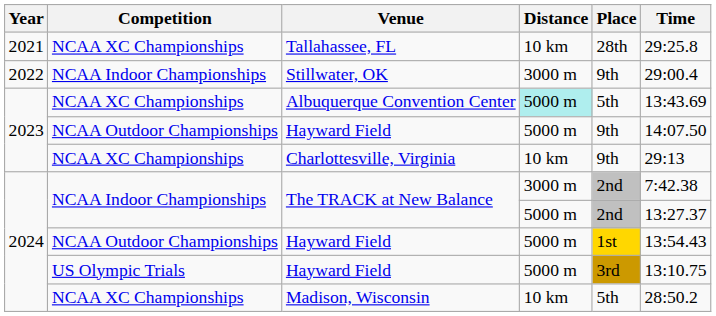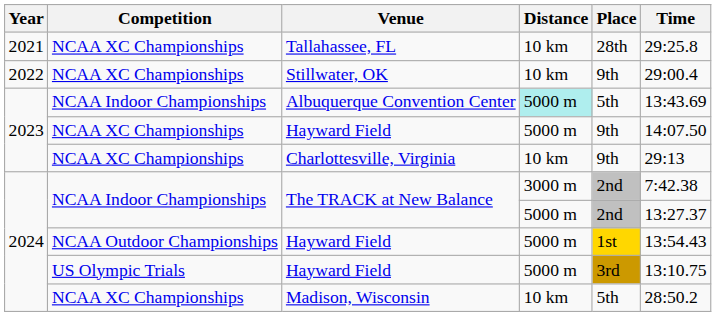(159, 74) NCAA Indoor Championships -> (148, 74) NCAA XC Championships
(550, 74) 3000 m -> (546, 74) 10 km
(148, 102) NCAA XC Championships -> (159, 102) NCAA Indoor Championships
(165, 130) NCAA Outdoor Championships -> (148, 130) NCAA XC Championships
